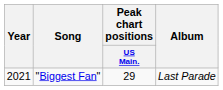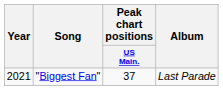(129, 76) 29 -> (129, 76) 37
